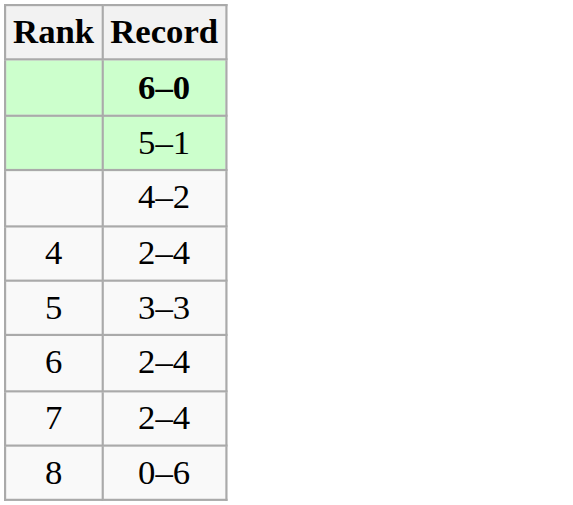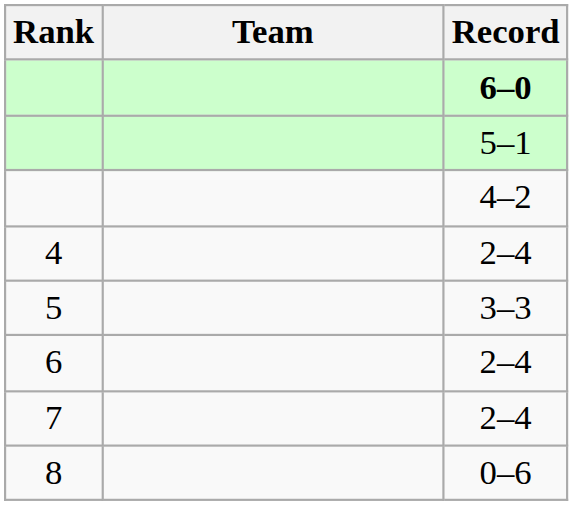+ column: (273, 32)
